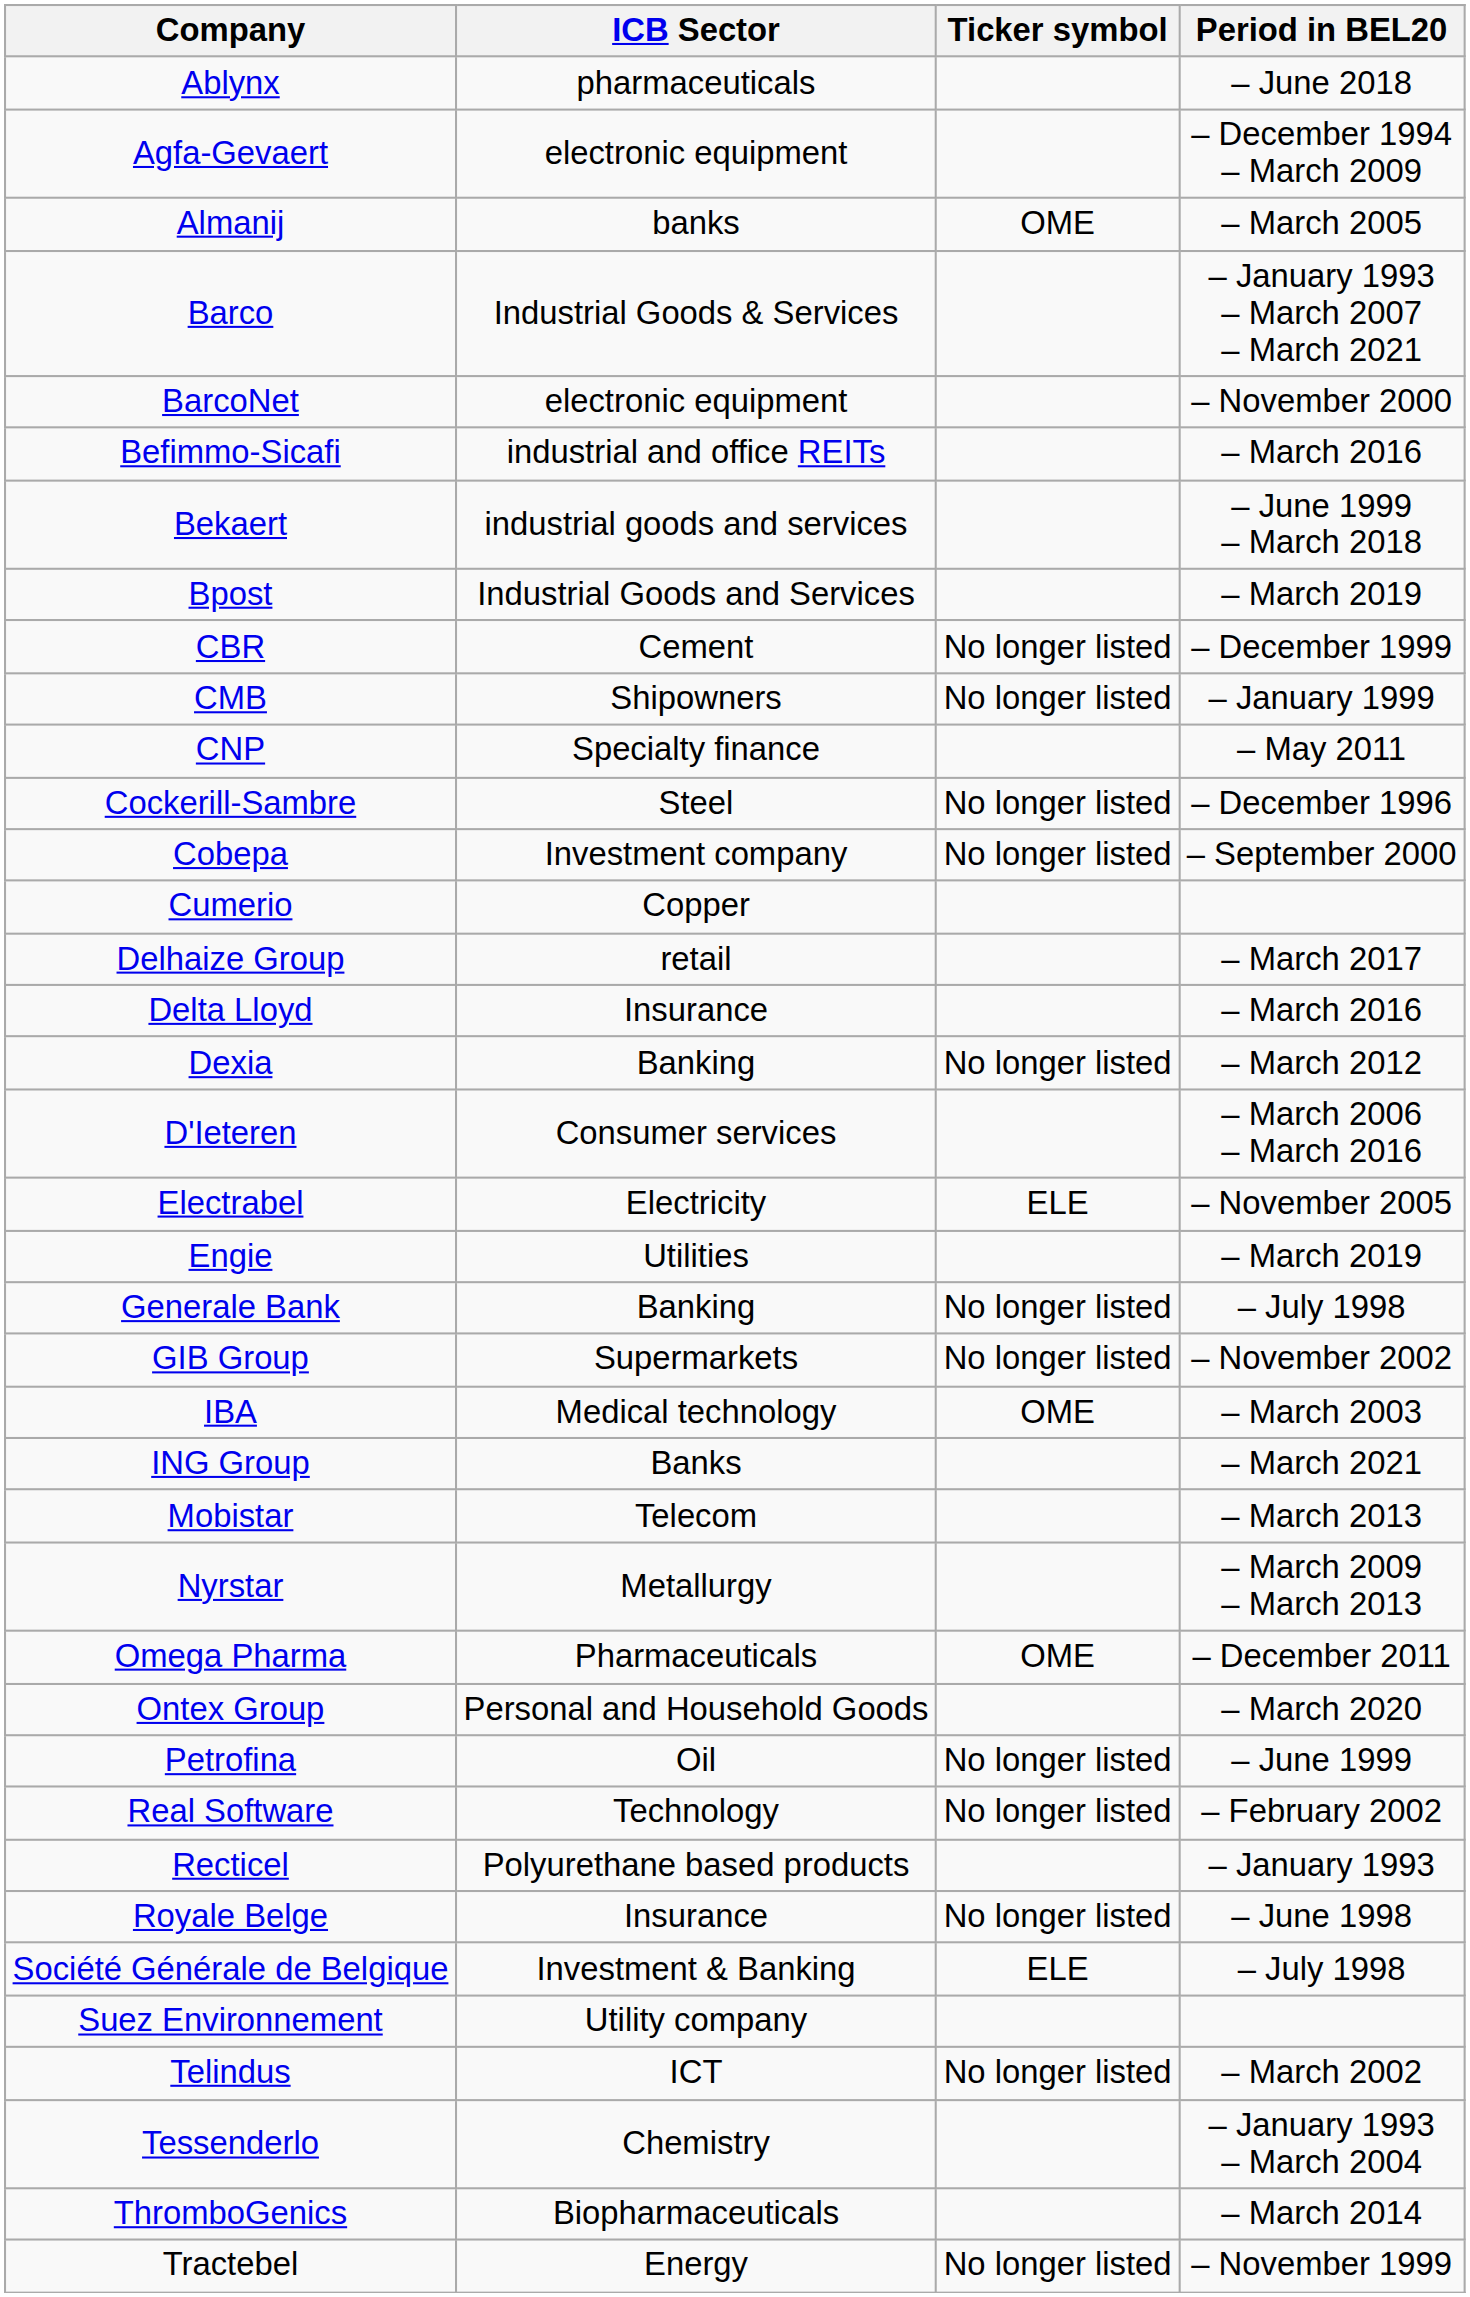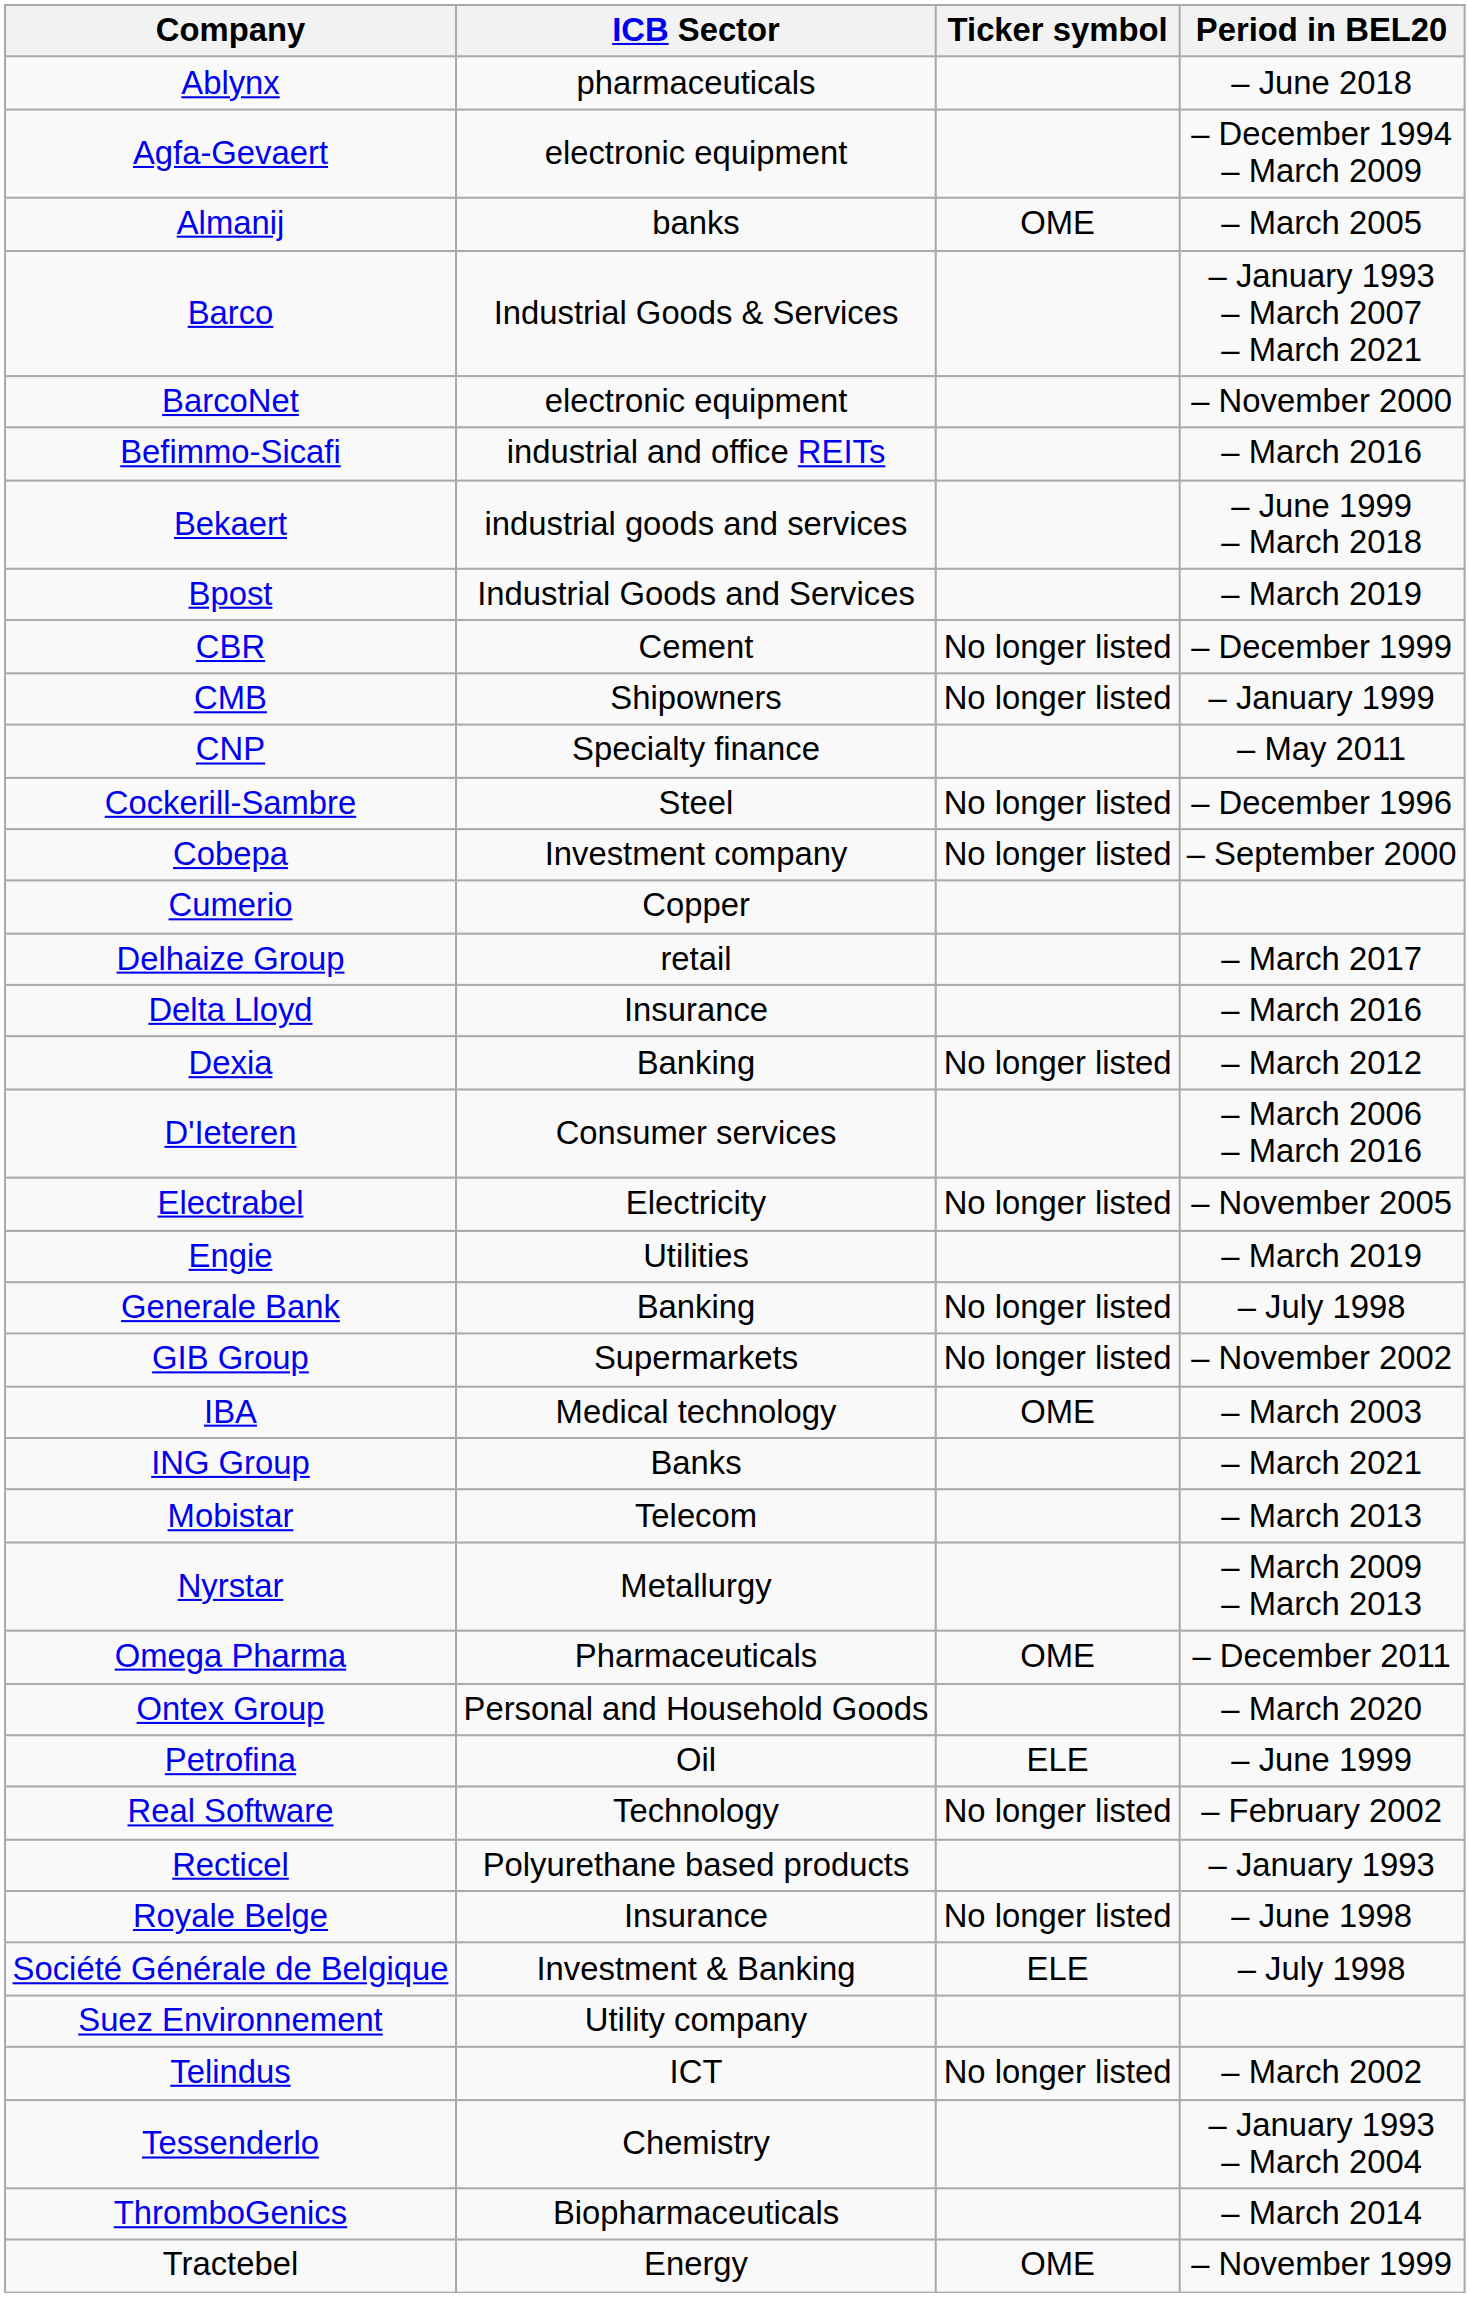(1058, 1203) ELE -> (1058, 1203) No longer listed
(1058, 1760) No longer listed -> (1058, 1760) ELE
(1058, 2265) No longer listed -> (1058, 2265) OME
